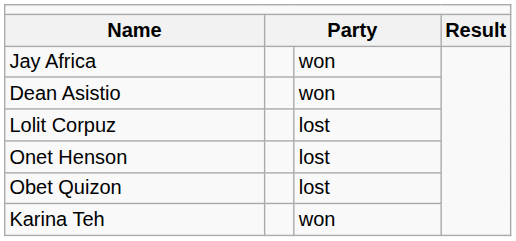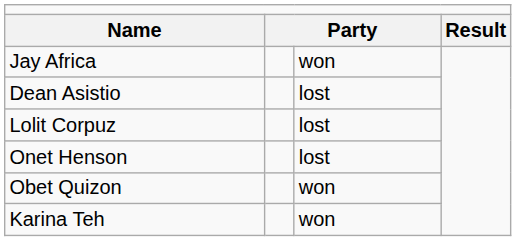(317, 94) won -> (314, 94) lost
(314, 188) lost -> (317, 188) won
